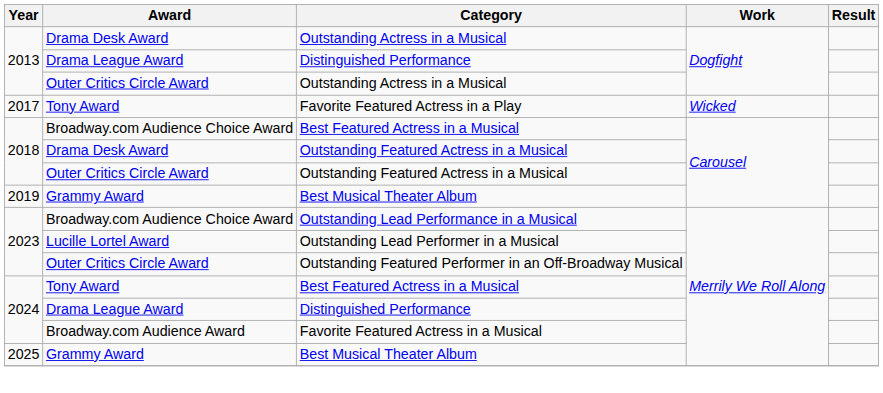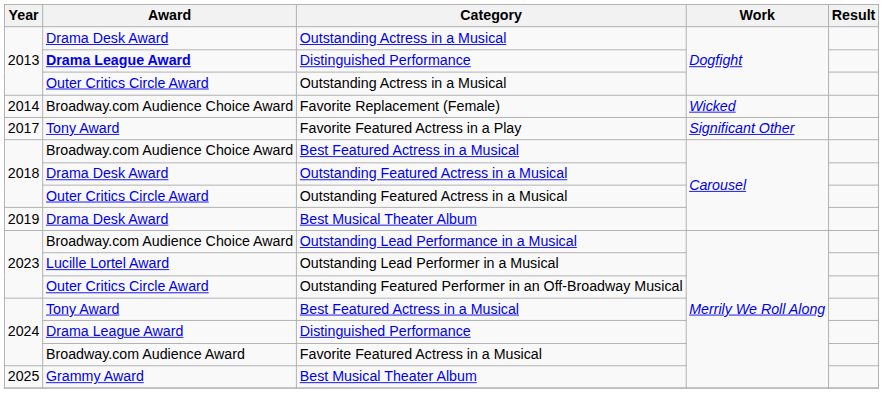(115, 60) normal -> (118, 60) bold
+ row: (24, 106)
(712, 106) Wicked -> (742, 128) Significant Other
(95, 196) Grammy Award -> (107, 219) Drama Desk Award
